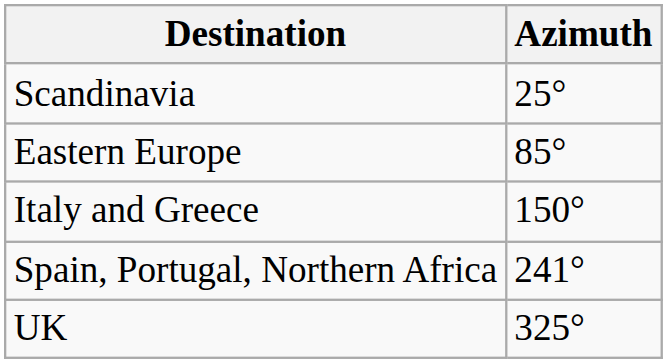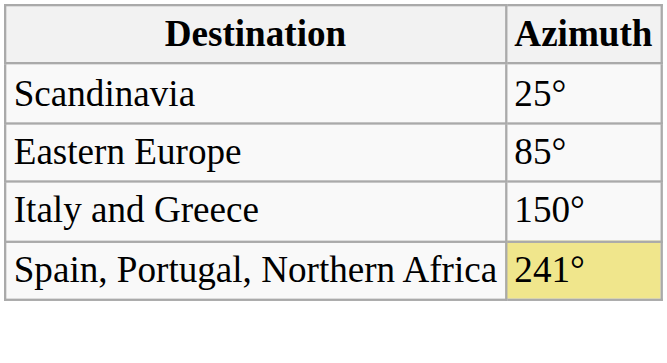(550, 269) no background -> (550, 269) khaki background
- row: (41, 328)
